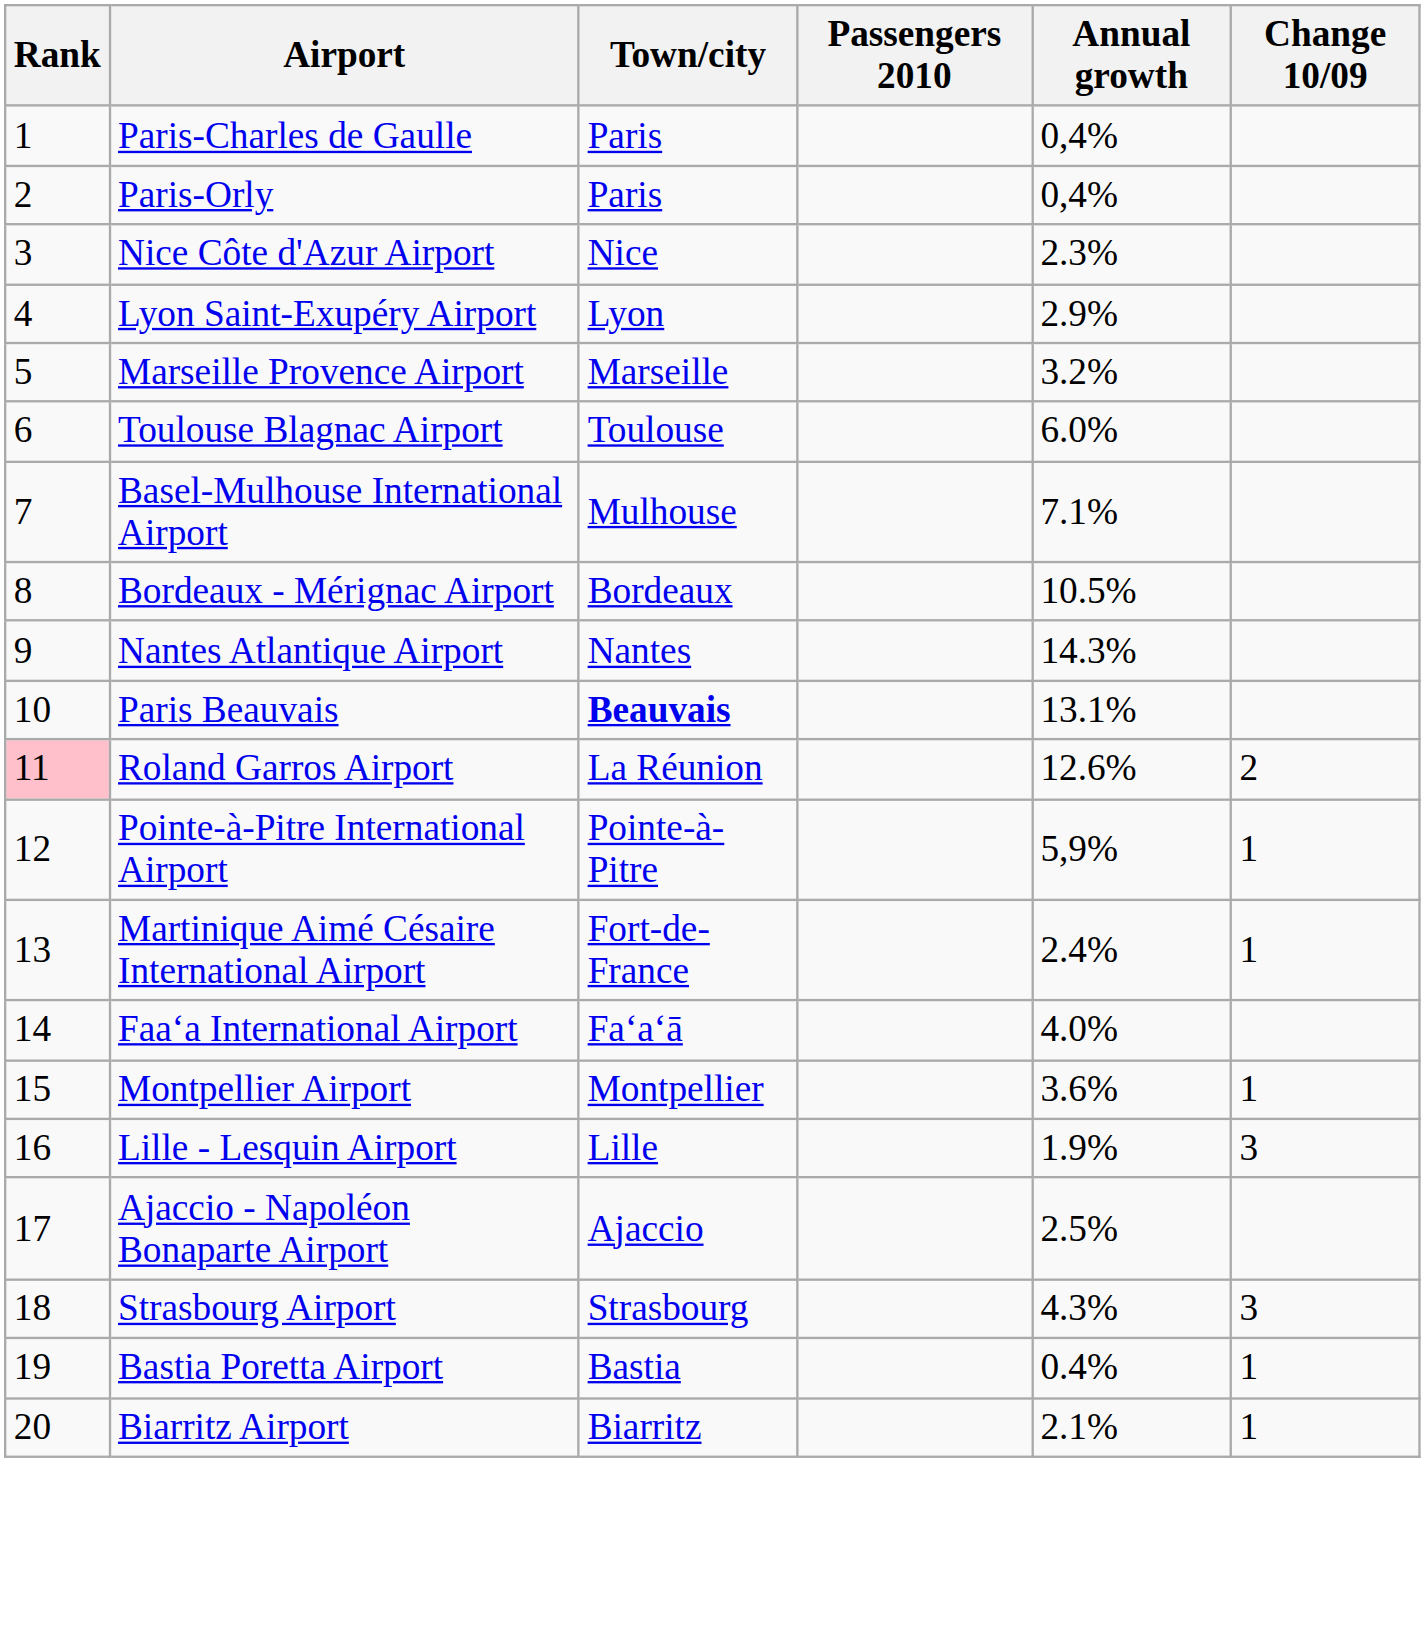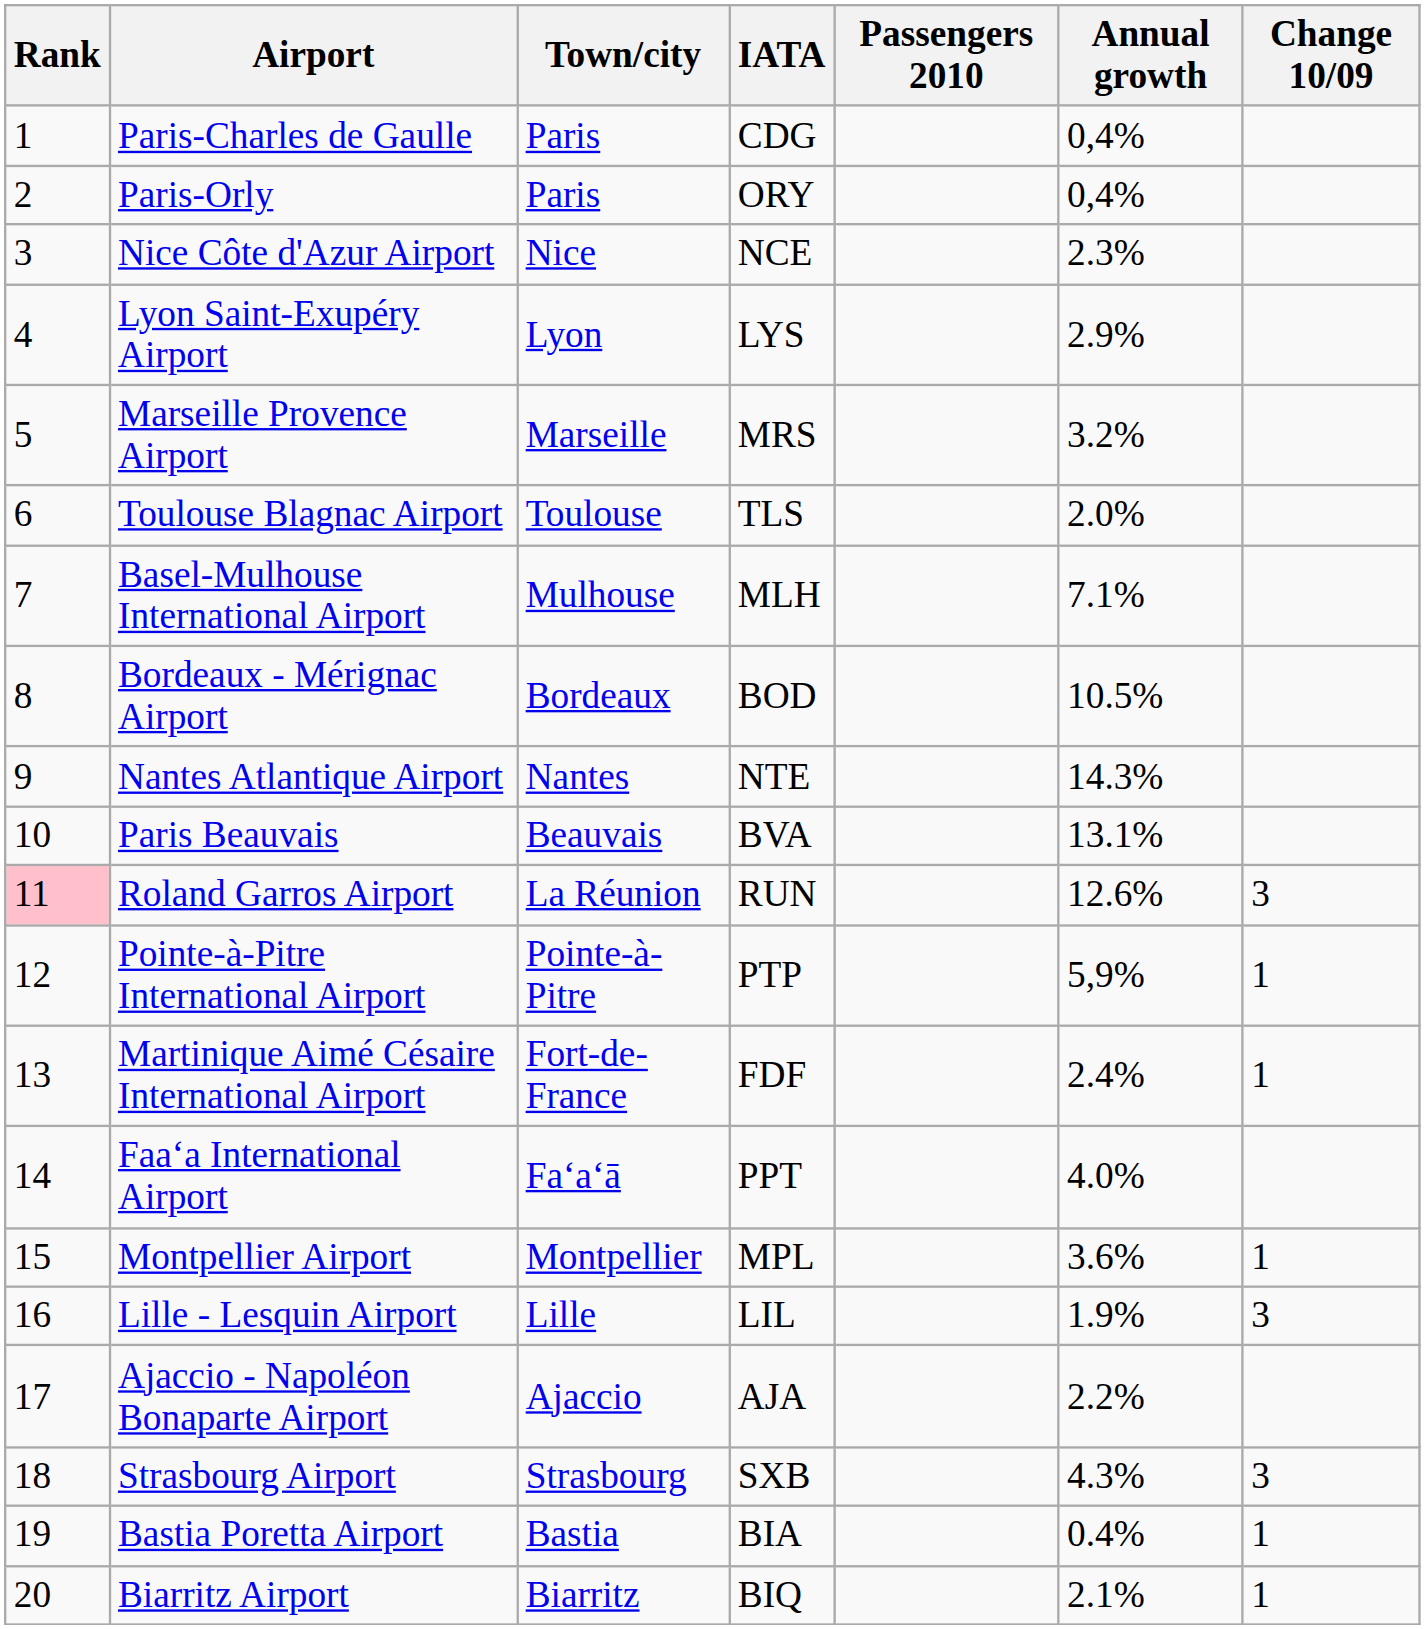+ column: (782, 55)
(1079, 430) 6.0% -> (1106, 514) 2.0%
(659, 709) bold -> (594, 834) normal
(1249, 768) 2 -> (1260, 894) 3
(1079, 1227) 2.5% -> (1106, 1395) 2.2%
